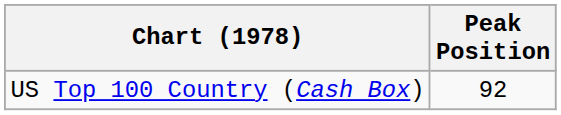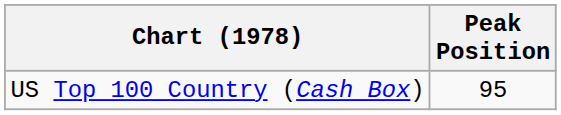(493, 91) 92 -> (493, 91) 95
